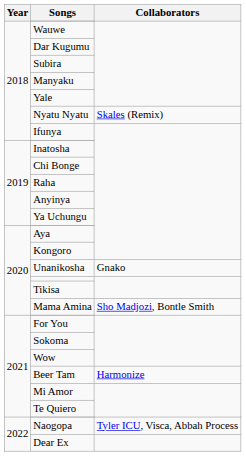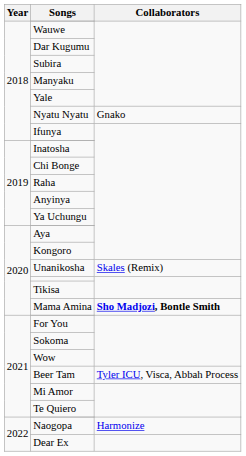(130, 115) Skales (Remix) -> (111, 115) Gnako
(111, 268) Gnako -> (130, 268) Skales (Remix)
(155, 306) normal -> (158, 306) bold
(121, 374) Harmonize -> (167, 374) Tyler ICU, Visca, Abbah Process
(167, 425) Tyler ICU, Visca, Abbah Process -> (121, 425) Harmonize
